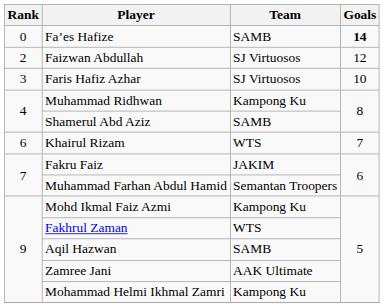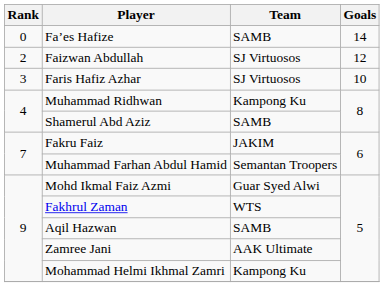(360, 36) bold -> (360, 36) normal
- row: (85, 143)
(269, 206) Kampong Ku -> (276, 185) Guar Syed Alwi
